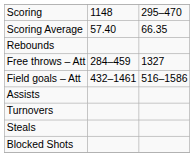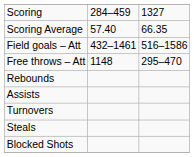(101, 12) 1148 -> (110, 12) 284–459
(161, 12) 295–470 -> (153, 12) 1327
rows swapped: (44, 78) <-> (30, 45)
(110, 62) 284–459 -> (101, 62) 1148
(153, 62) 1327 -> (161, 62) 295–470
